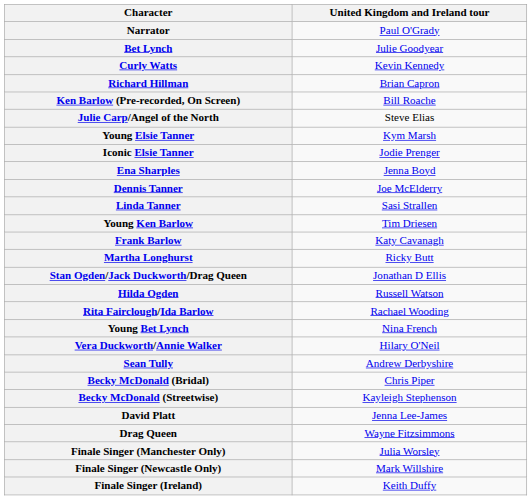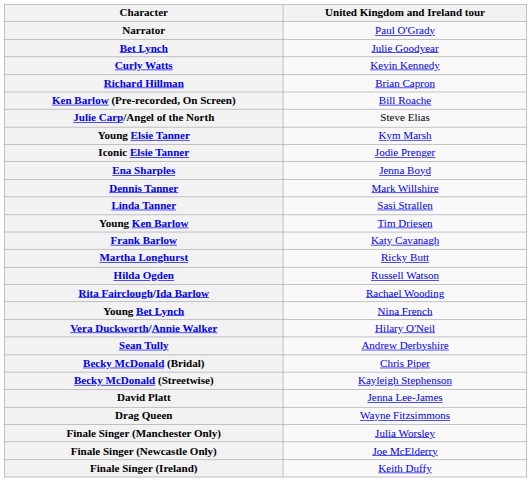(410, 188) Joe McElderry -> (405, 188) Mark Willshire
- row: (148, 275)
(410, 468) Mark Willshire -> (405, 450) Joe McElderry
